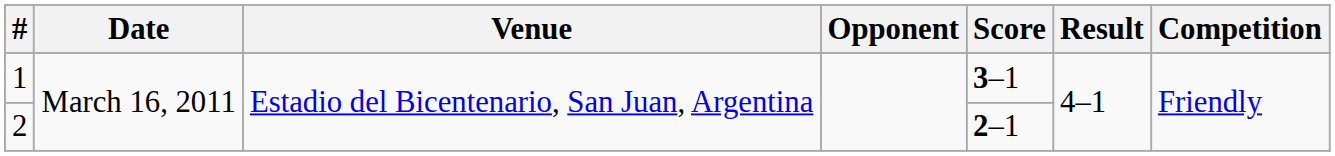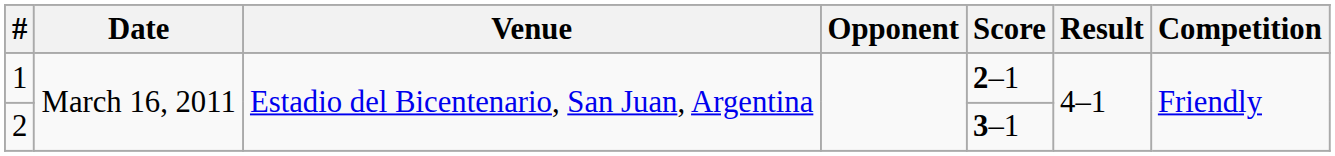(996, 77) 3–1 -> (996, 77) 2–1
(996, 126) 2–1 -> (996, 126) 3–1
